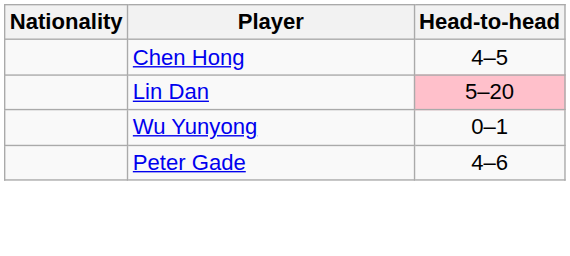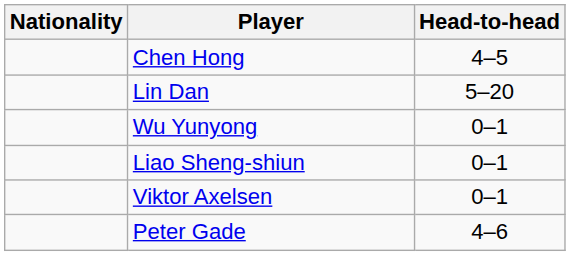(490, 92) pink background -> (490, 92) no background
+ row: (219, 162)
+ row: (203, 197)
